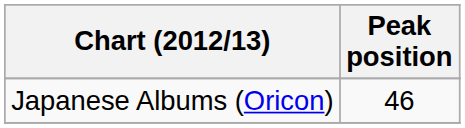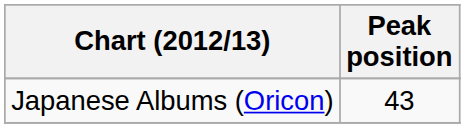(399, 100) 46 -> (399, 100) 43
